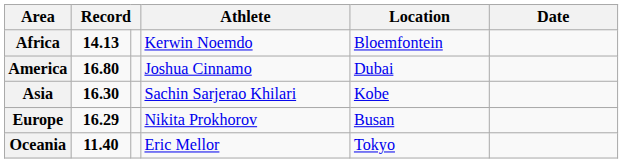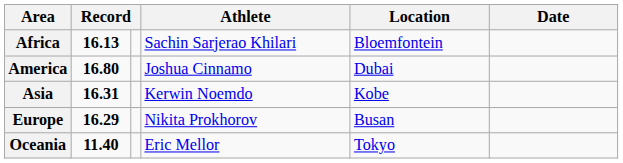(101, 42) 14.13 -> (101, 42) 16.13
(199, 42) Kerwin Noemdo -> (220, 42) Sachin Sarjerao Khilari
(101, 94) 16.30 -> (101, 94) 16.31
(220, 94) Sachin Sarjerao Khilari -> (199, 94) Kerwin Noemdo
